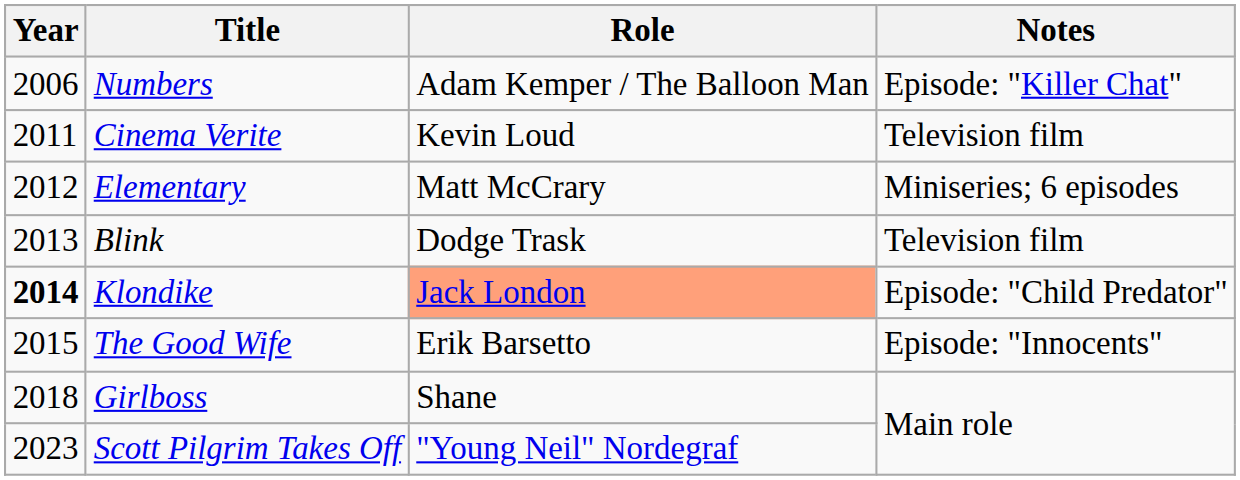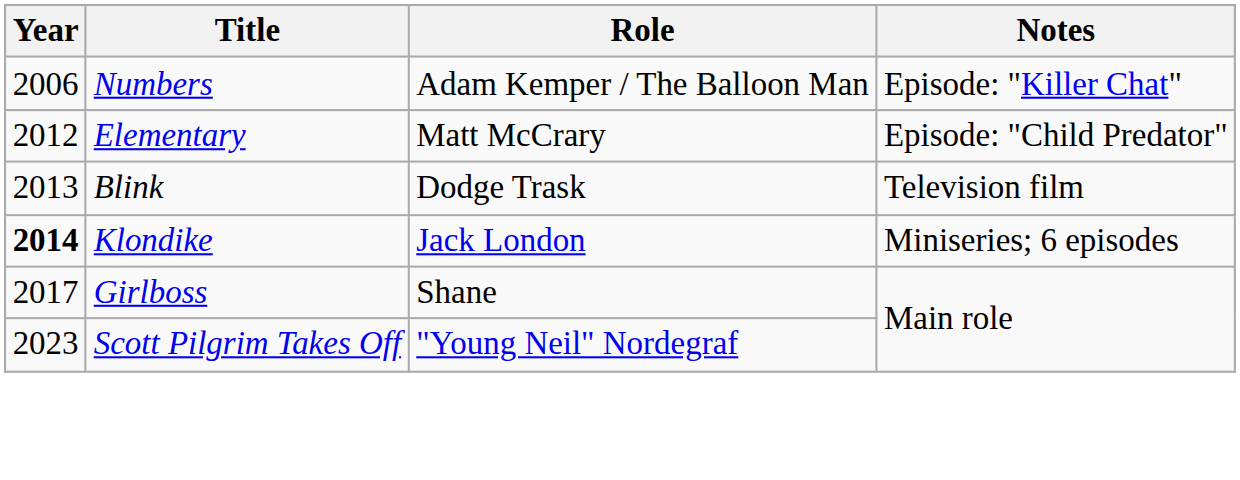- row: (188, 135)
(1031, 187) Miniseries; 6 episodes -> (1056, 135) Episode: "Child Predator"
(501, 291) lightsalmon background -> (501, 239) no background
(1056, 291) Episode: "Child Predator" -> (1031, 239) Miniseries; 6 episodes
- row: (193, 344)
(46, 396) 2018 -> (46, 291) 2017
